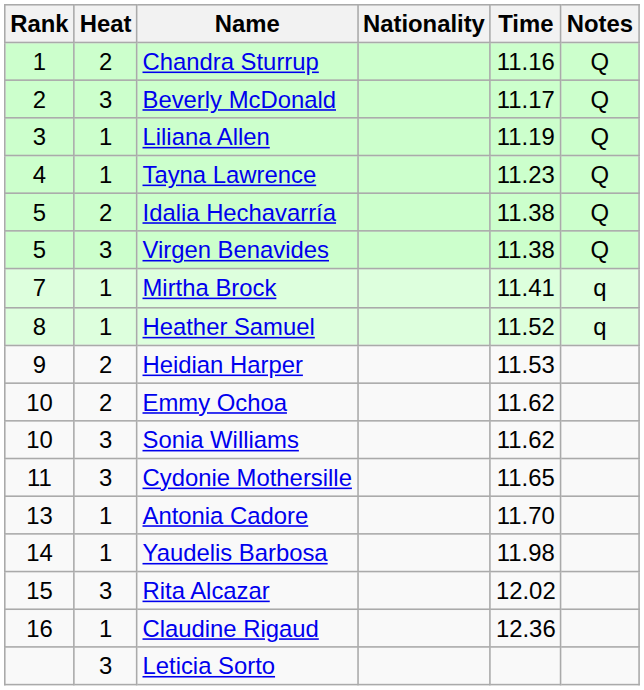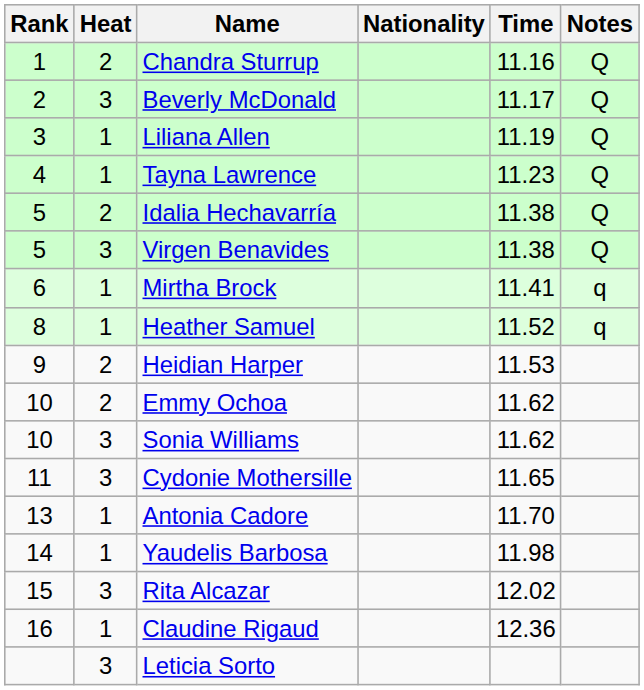(39, 288) 7 -> (39, 288) 6
